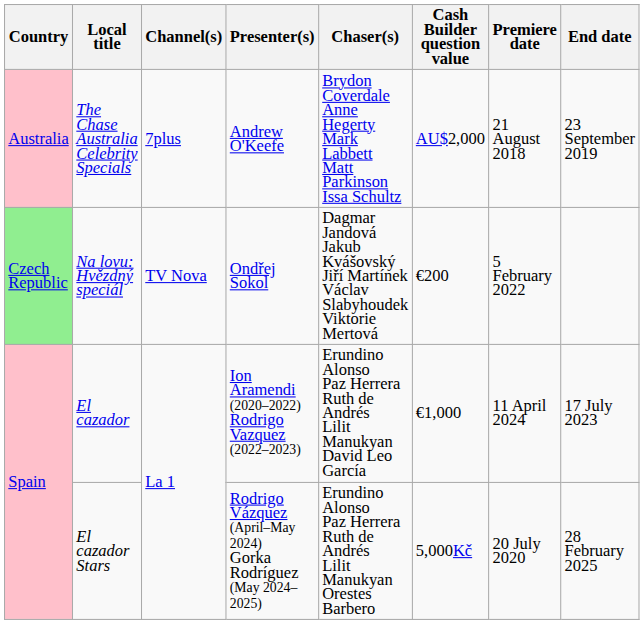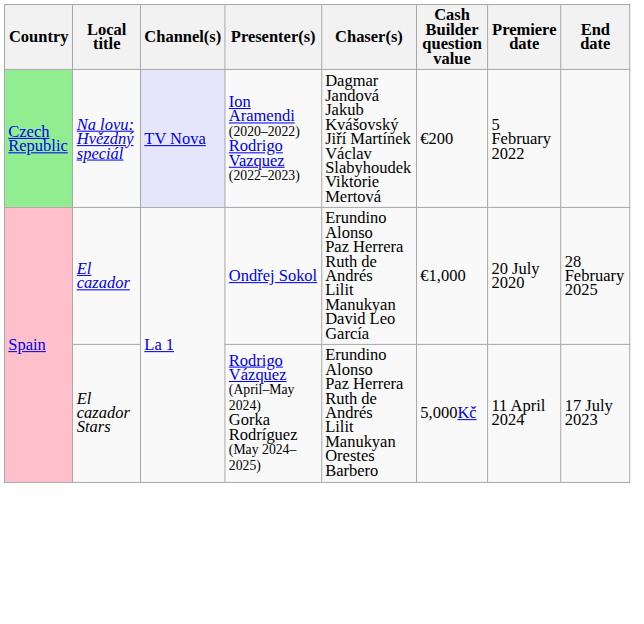- row: (107, 138)
(176, 275) no background -> (175, 138) lavender background
(253, 275) Ondřej Sokol -> (264, 137) Ion Aramendi (2020–2022) Rodrigo Vazquez (2022–2023)
(265, 412) Ion Aramendi (2020–2022) Rodrigo Vazquez (2022–2023) -> (273, 275) Ondřej Sokol
(519, 413) 11 April 2024 -> (515, 275) 20 July 2020
(589, 413) 17 July 2023 -> (594, 275) 28 February 2025
(517, 550) 20 July 2020 -> (518, 413) 11 April 2024
(594, 550) 28 February 2025 -> (589, 413) 17 July 2023
